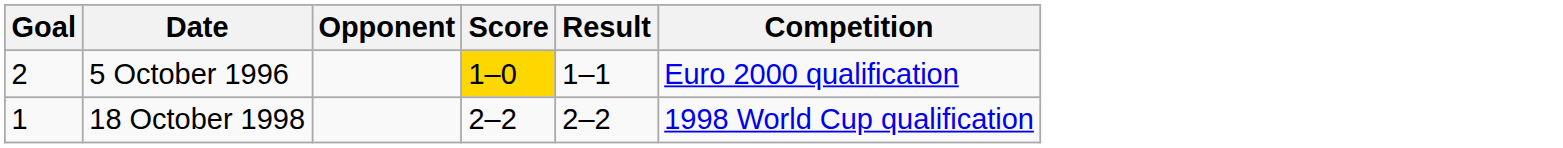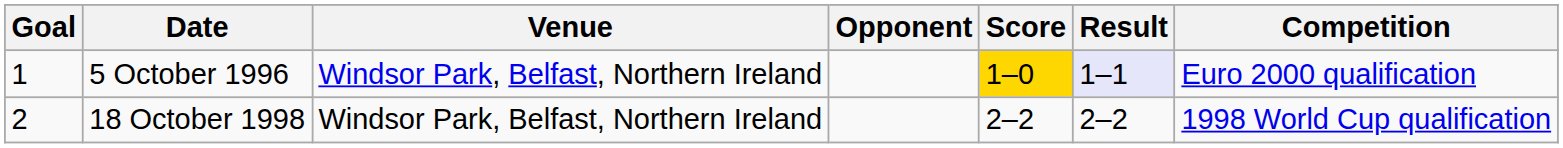+ column: (570, 27)
(20, 73) 2 -> (20, 73) 1
(586, 73) no background -> (1104, 73) lavender background
(20, 119) 1 -> (20, 119) 2
